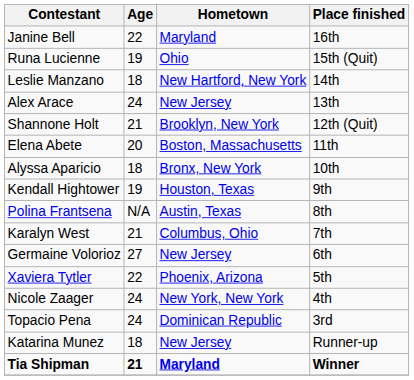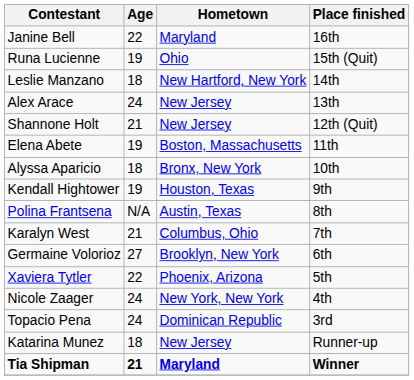(219, 124) Brooklyn, New York -> (195, 124) New Jersey
(135, 146) 20 -> (135, 146) 19
(195, 255) New Jersey -> (219, 255) Brooklyn, New York
